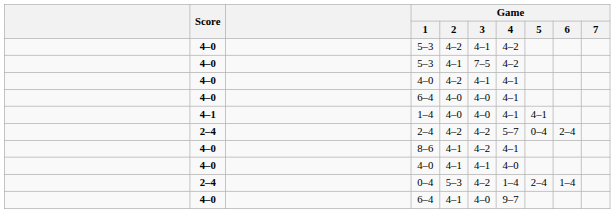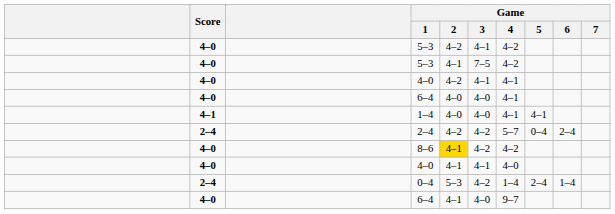(454, 149) no background -> (454, 149) gold background
(510, 149) 4–1 -> (510, 149) 4–2
